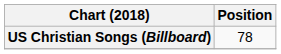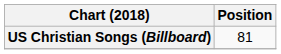(245, 37) 78 -> (245, 37) 81
